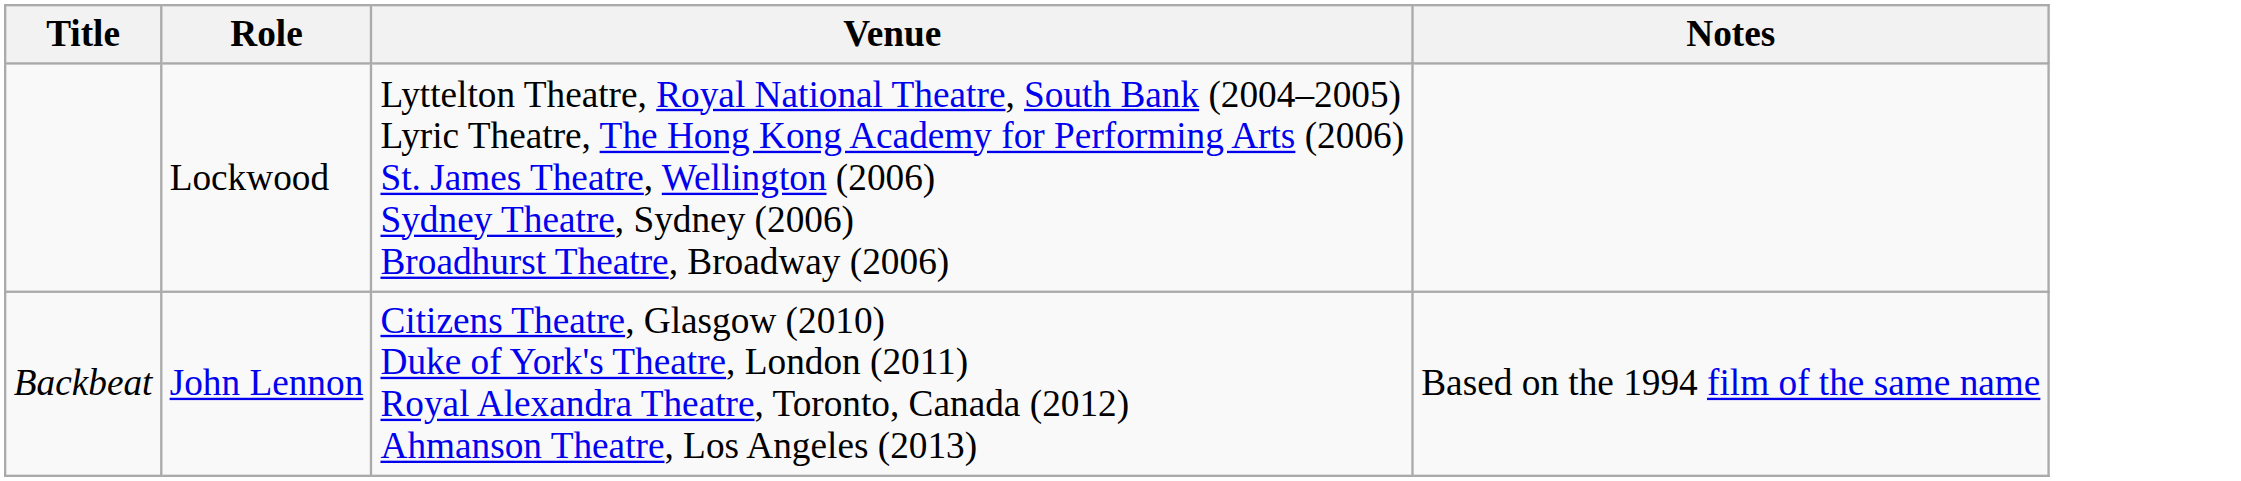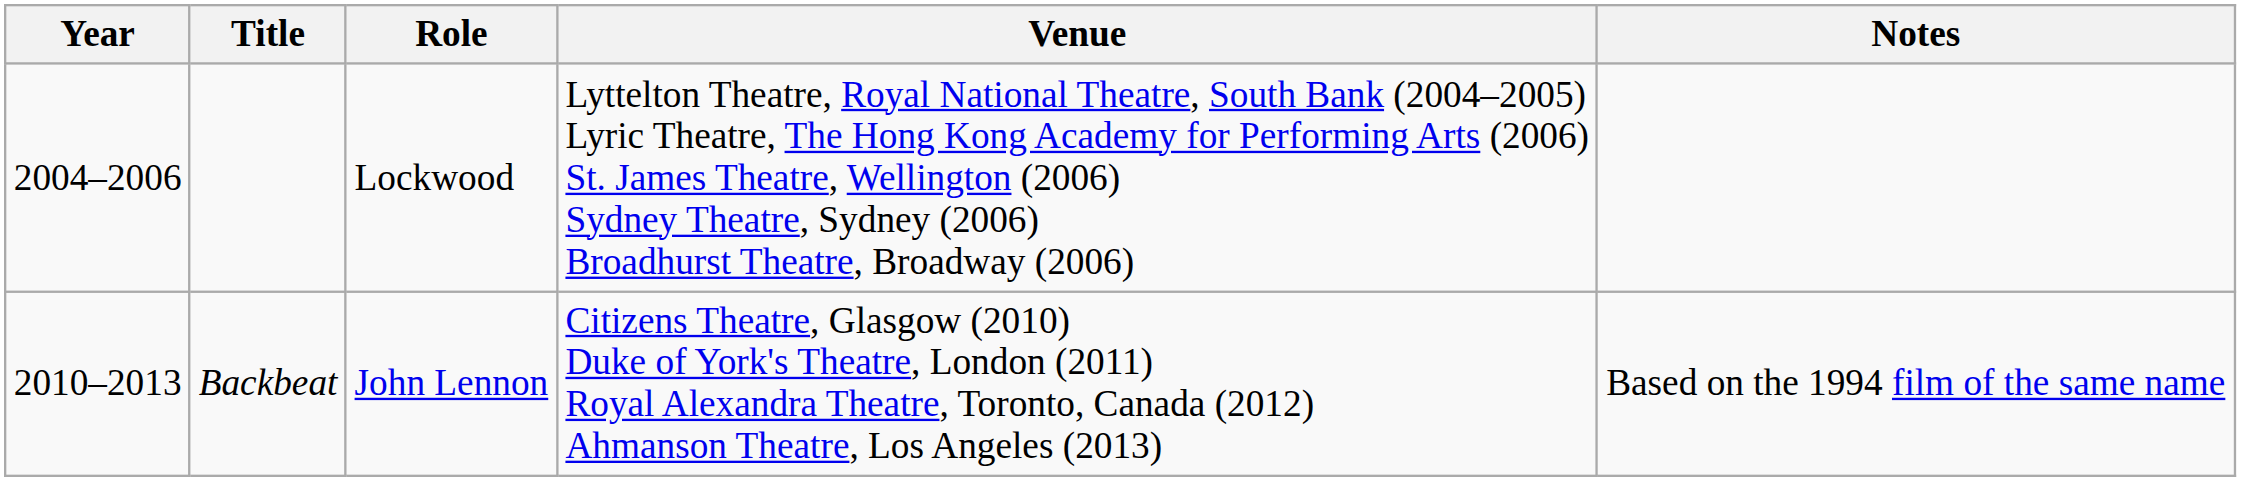+ column: (98, 34)
